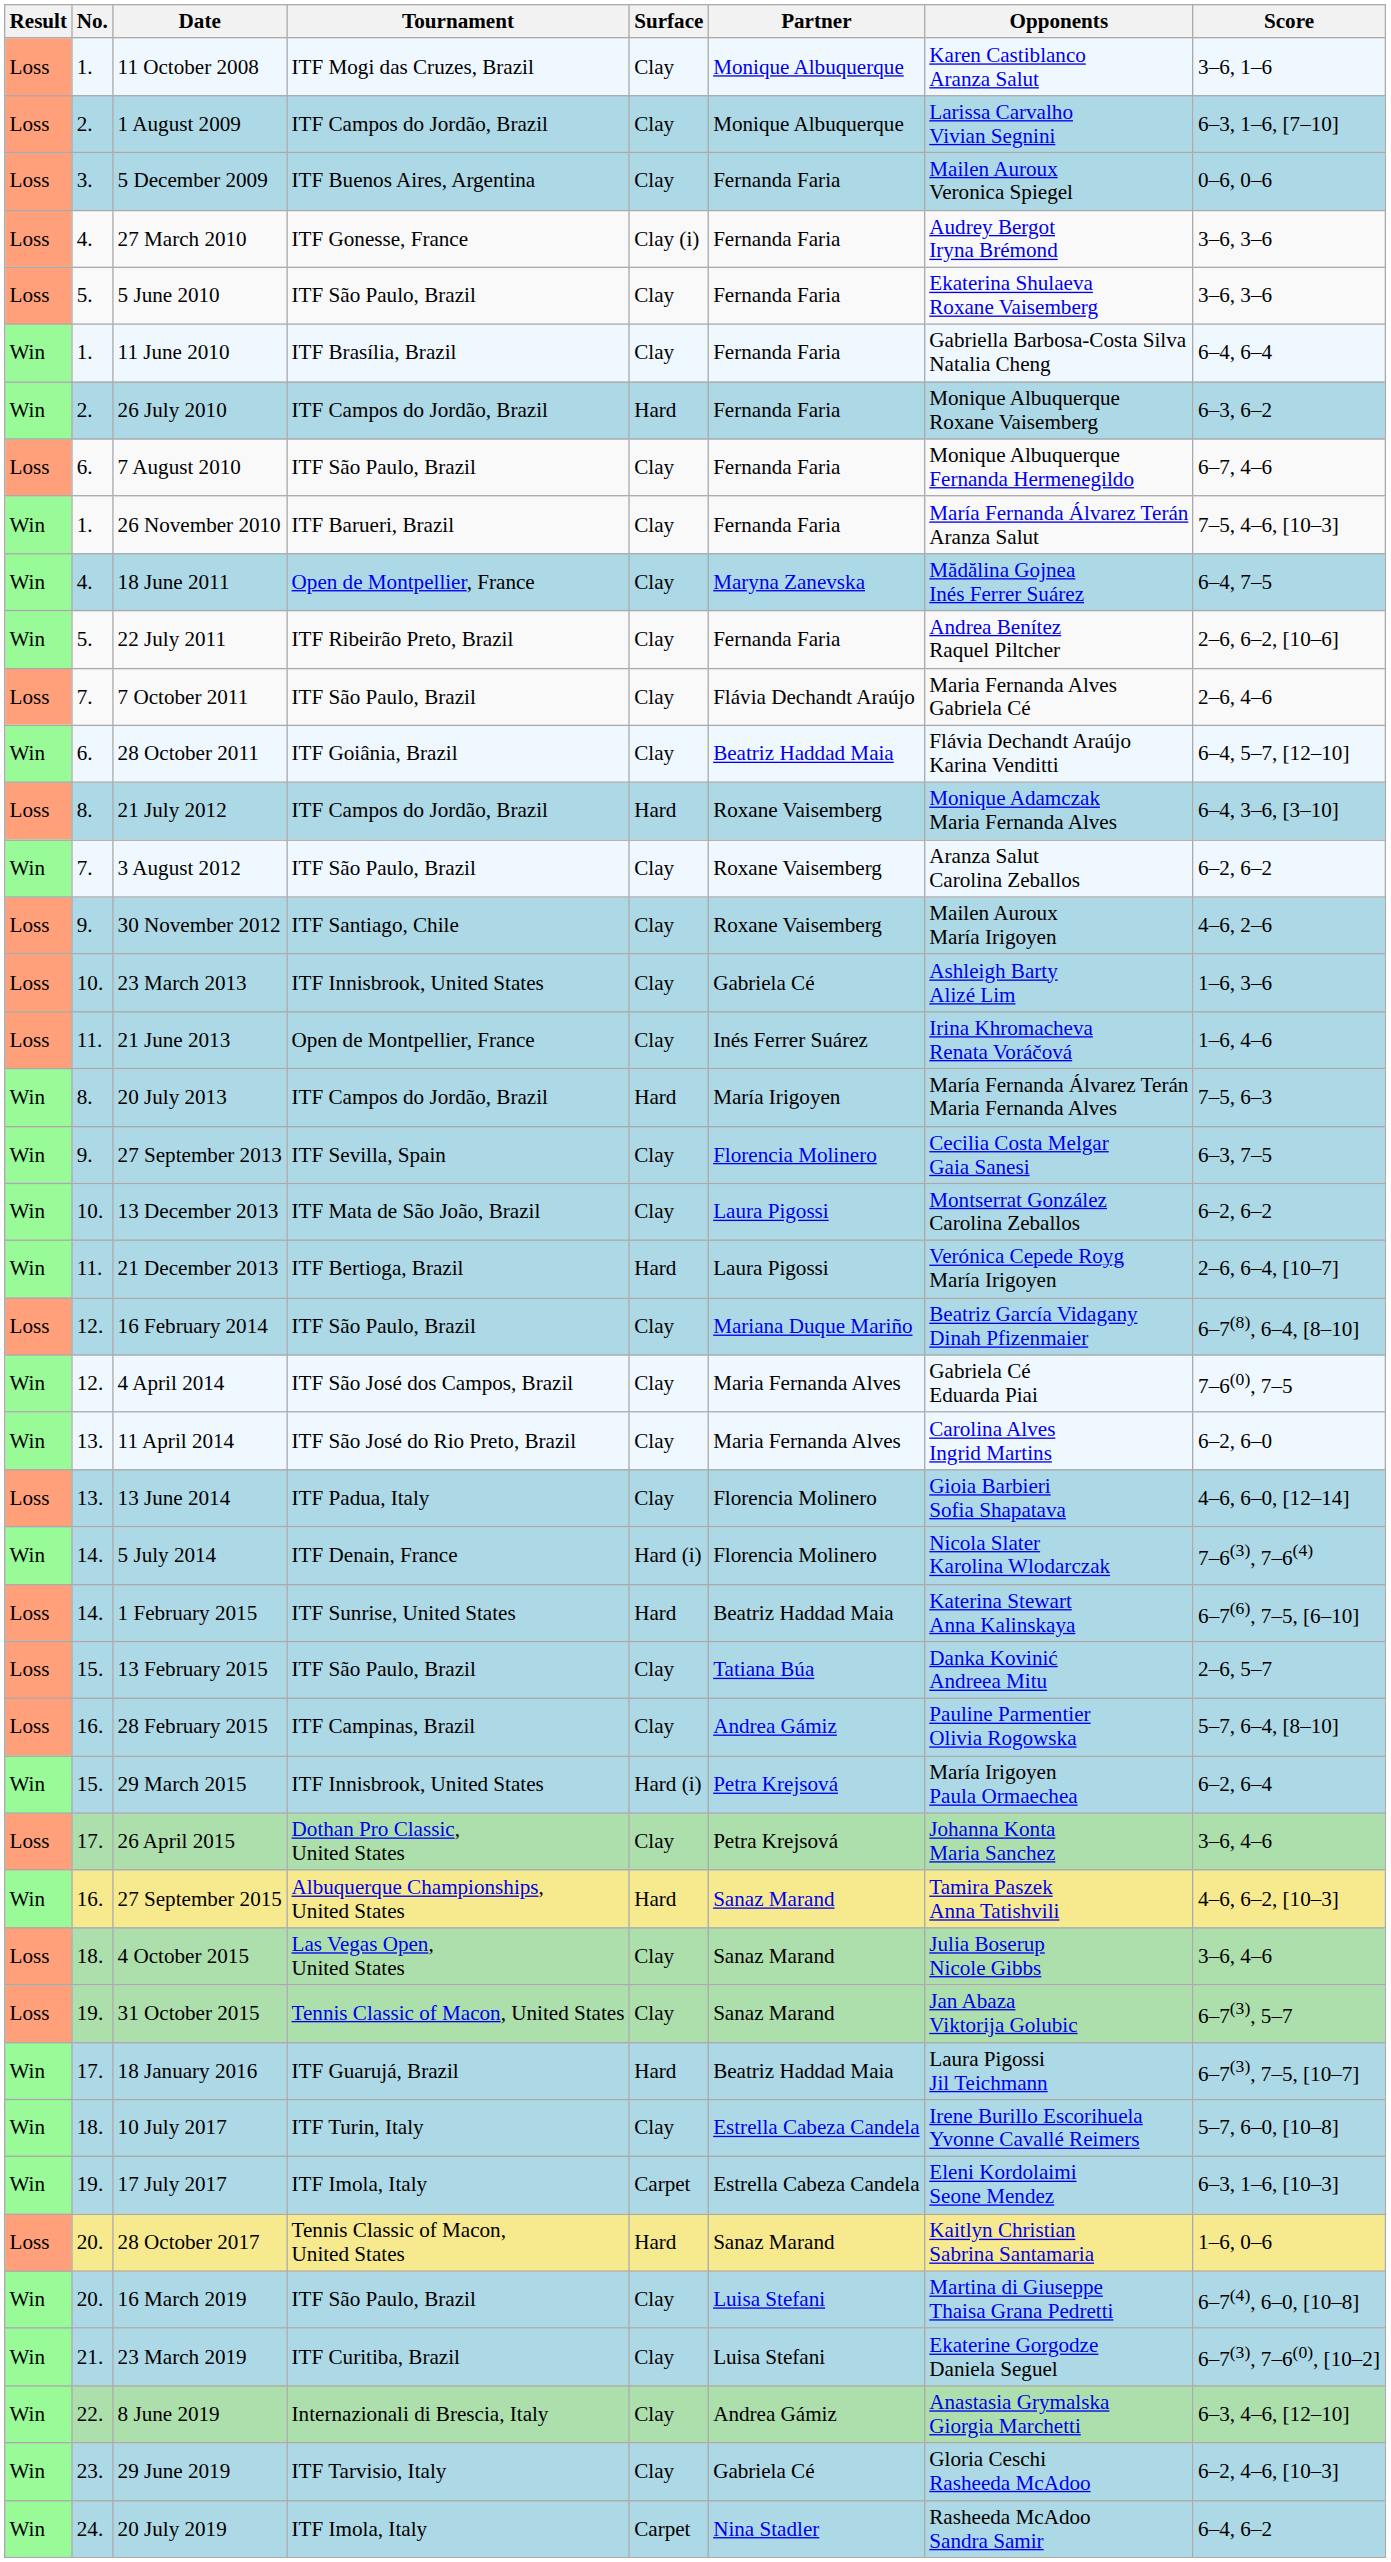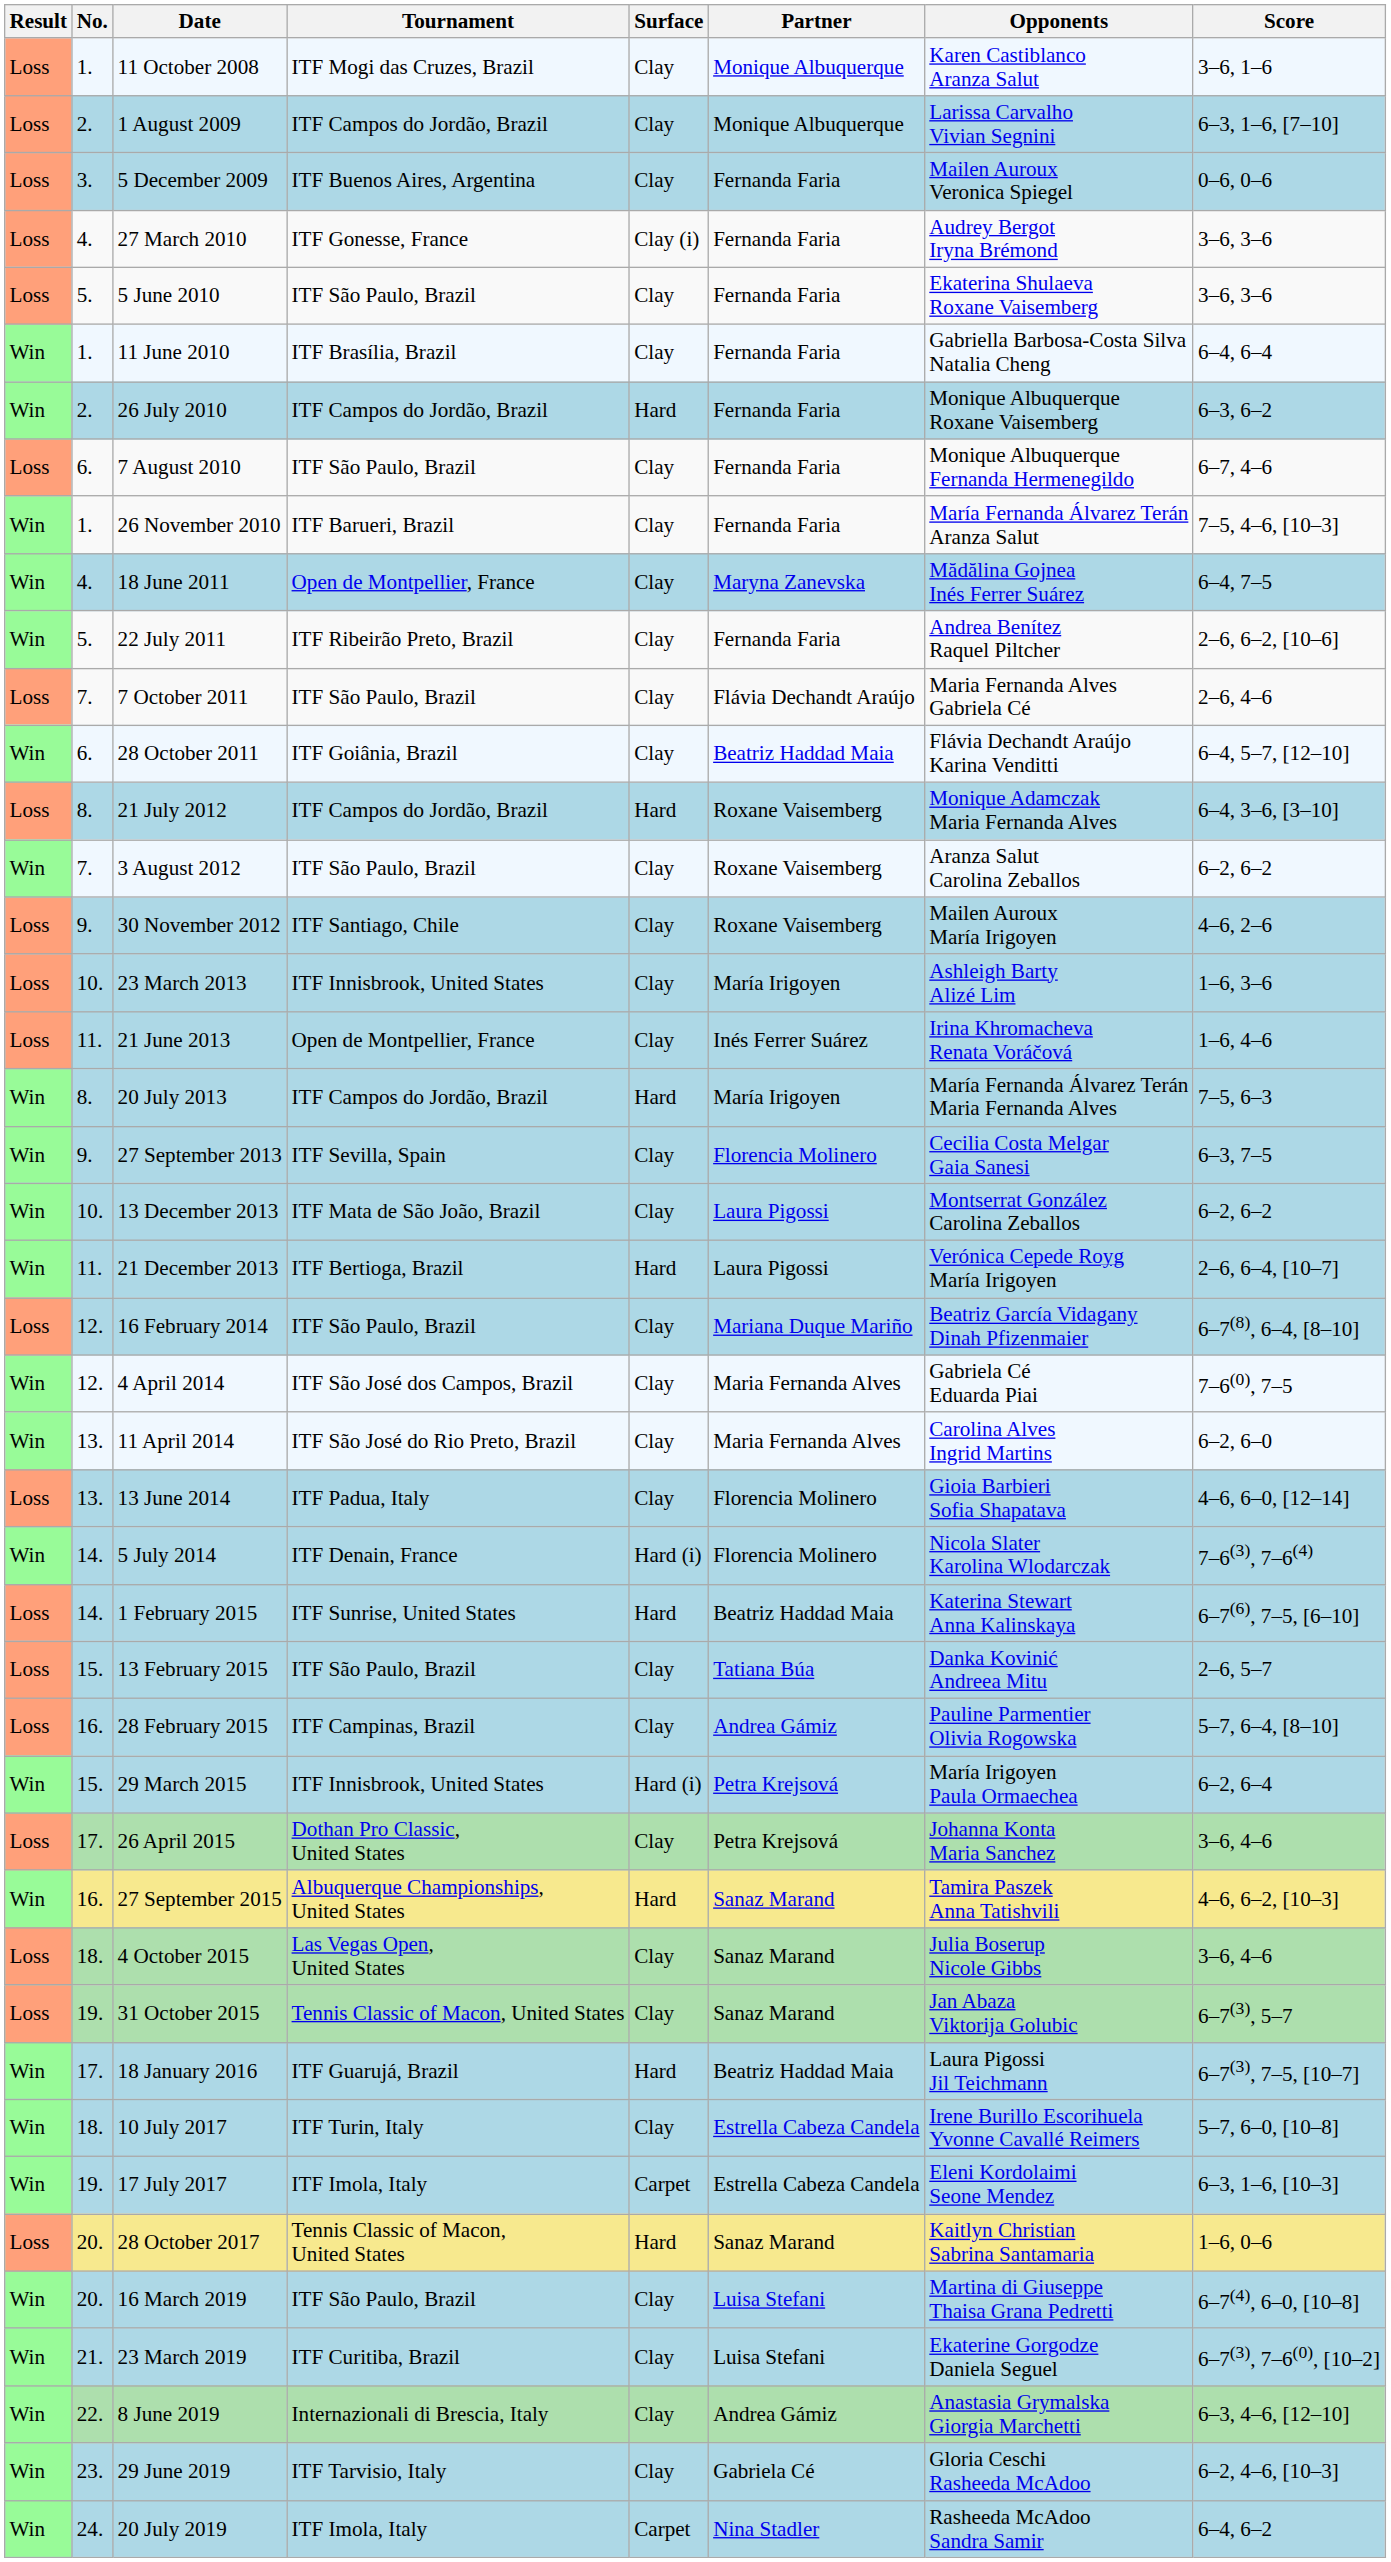(764, 982) Gabriela Cé -> (777, 982) María Irigoyen
